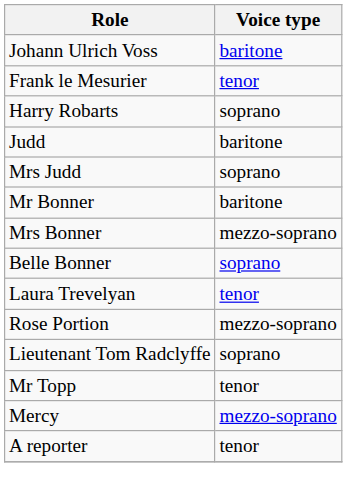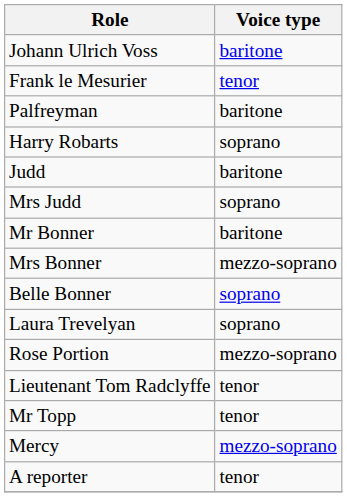+ row: (53, 111)
(239, 293) tenor -> (250, 324) soprano
(250, 354) soprano -> (239, 385) tenor
